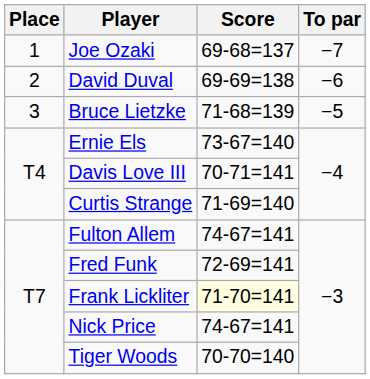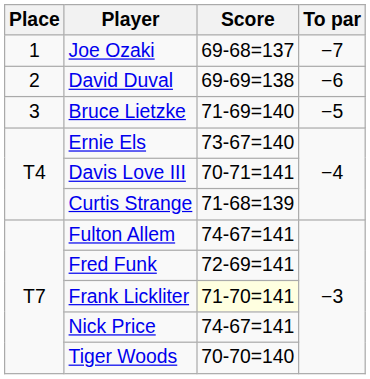(248, 111) 71-68=139 -> (248, 111) 71-69=140
(248, 204) 71-69=140 -> (248, 204) 71-68=139
